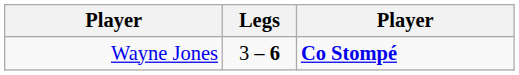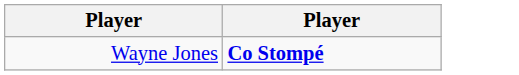- column: (259, 20)
